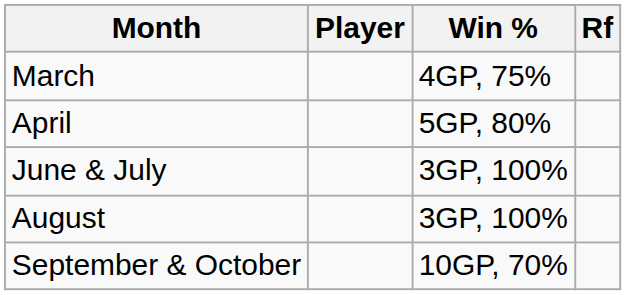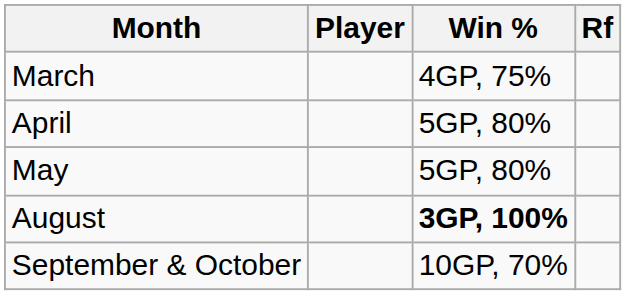+ row: (40, 170)
- row: (89, 170)
(493, 218) normal -> (493, 218) bold
